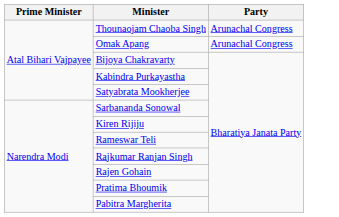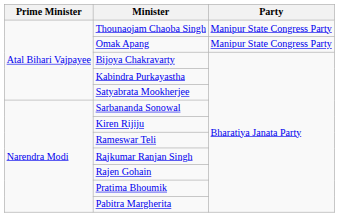(252, 28) Arunachal Congress -> (271, 28) Manipur State Congress Party
(252, 44) Arunachal Congress -> (271, 44) Manipur State Congress Party
